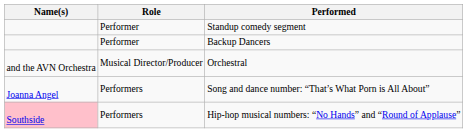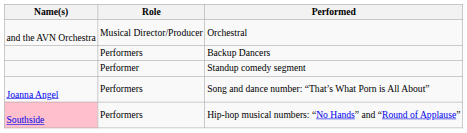rows swapped: (227, 63) <-> (256, 27)
(120, 42) Performer -> (121, 53) Performers
